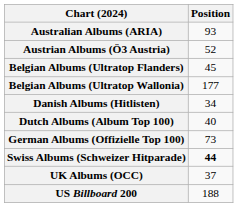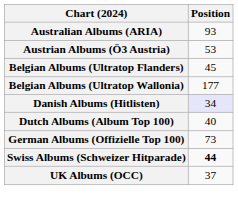(210, 49) 52 -> (210, 49) 53
(210, 103) no background -> (210, 103) lavender background
- row: (96, 193)
